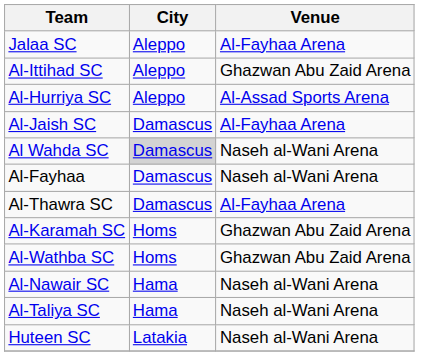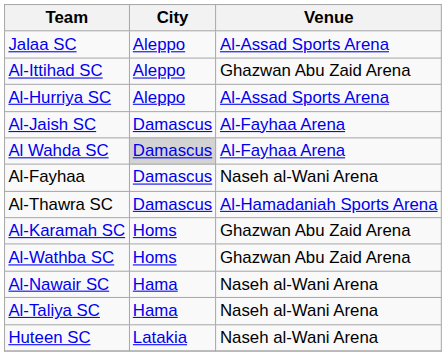(283, 44) Al-Fayhaa Arena -> (304, 44) Al-Assad Sports Arena
(299, 151) Naseh al-Wani Arena -> (283, 151) Al-Fayhaa Arena
(283, 204) Al-Fayhaa Arena -> (329, 204) Al-Hamadaniah Sports Arena
